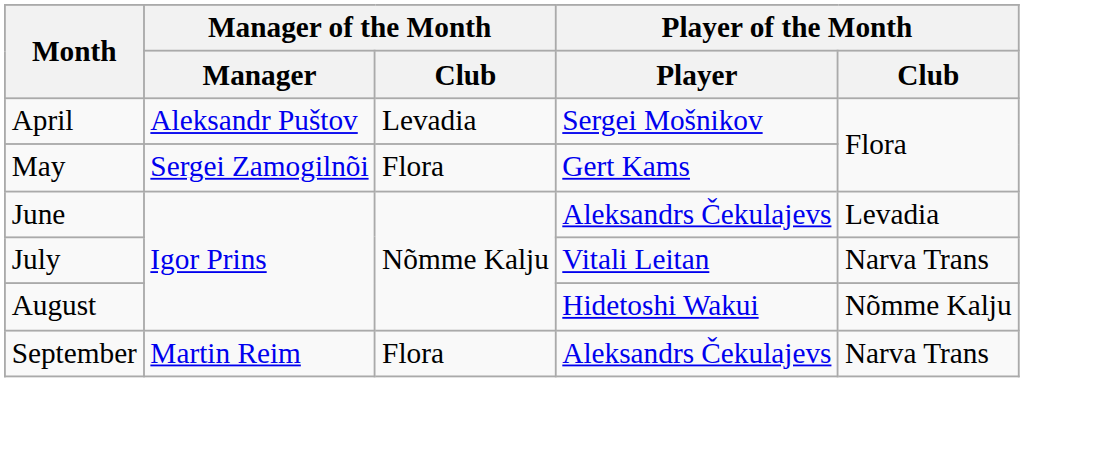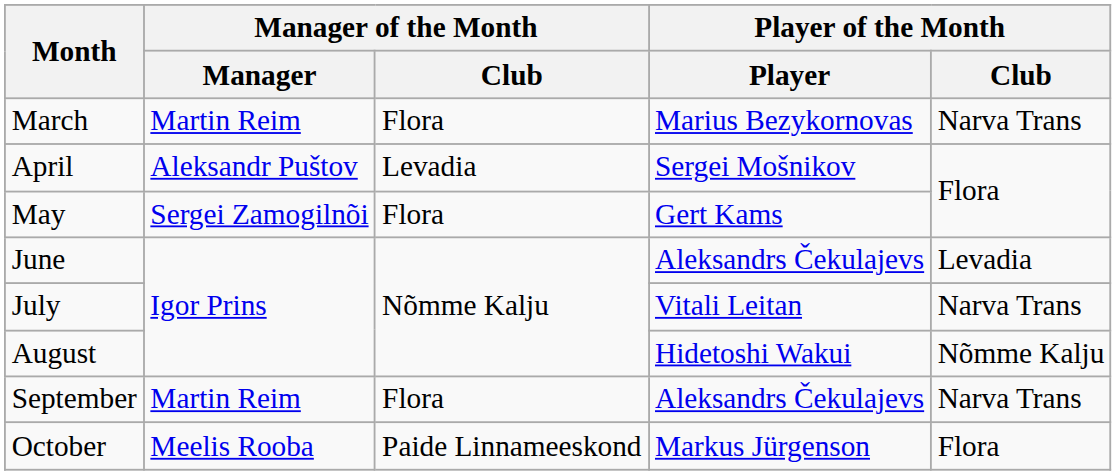+ row: (50, 120)
+ row: (59, 445)
